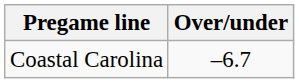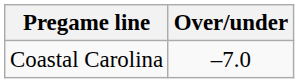(231, 58) –6.7 -> (231, 58) –7.0
